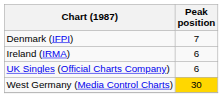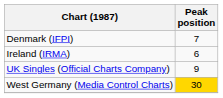(196, 69) 6 -> (196, 69) 9
